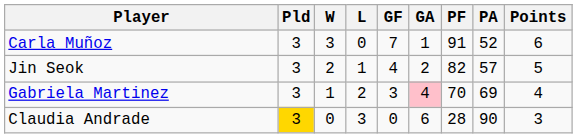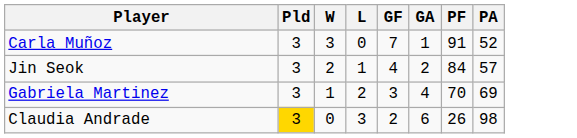- column: (538, 17)
(457, 69) 82 -> (457, 69) 84
(425, 94) pink background -> (425, 94) no background
(393, 120) 0 -> (393, 120) 2
(457, 120) 28 -> (457, 120) 26
(488, 120) 90 -> (488, 120) 98
